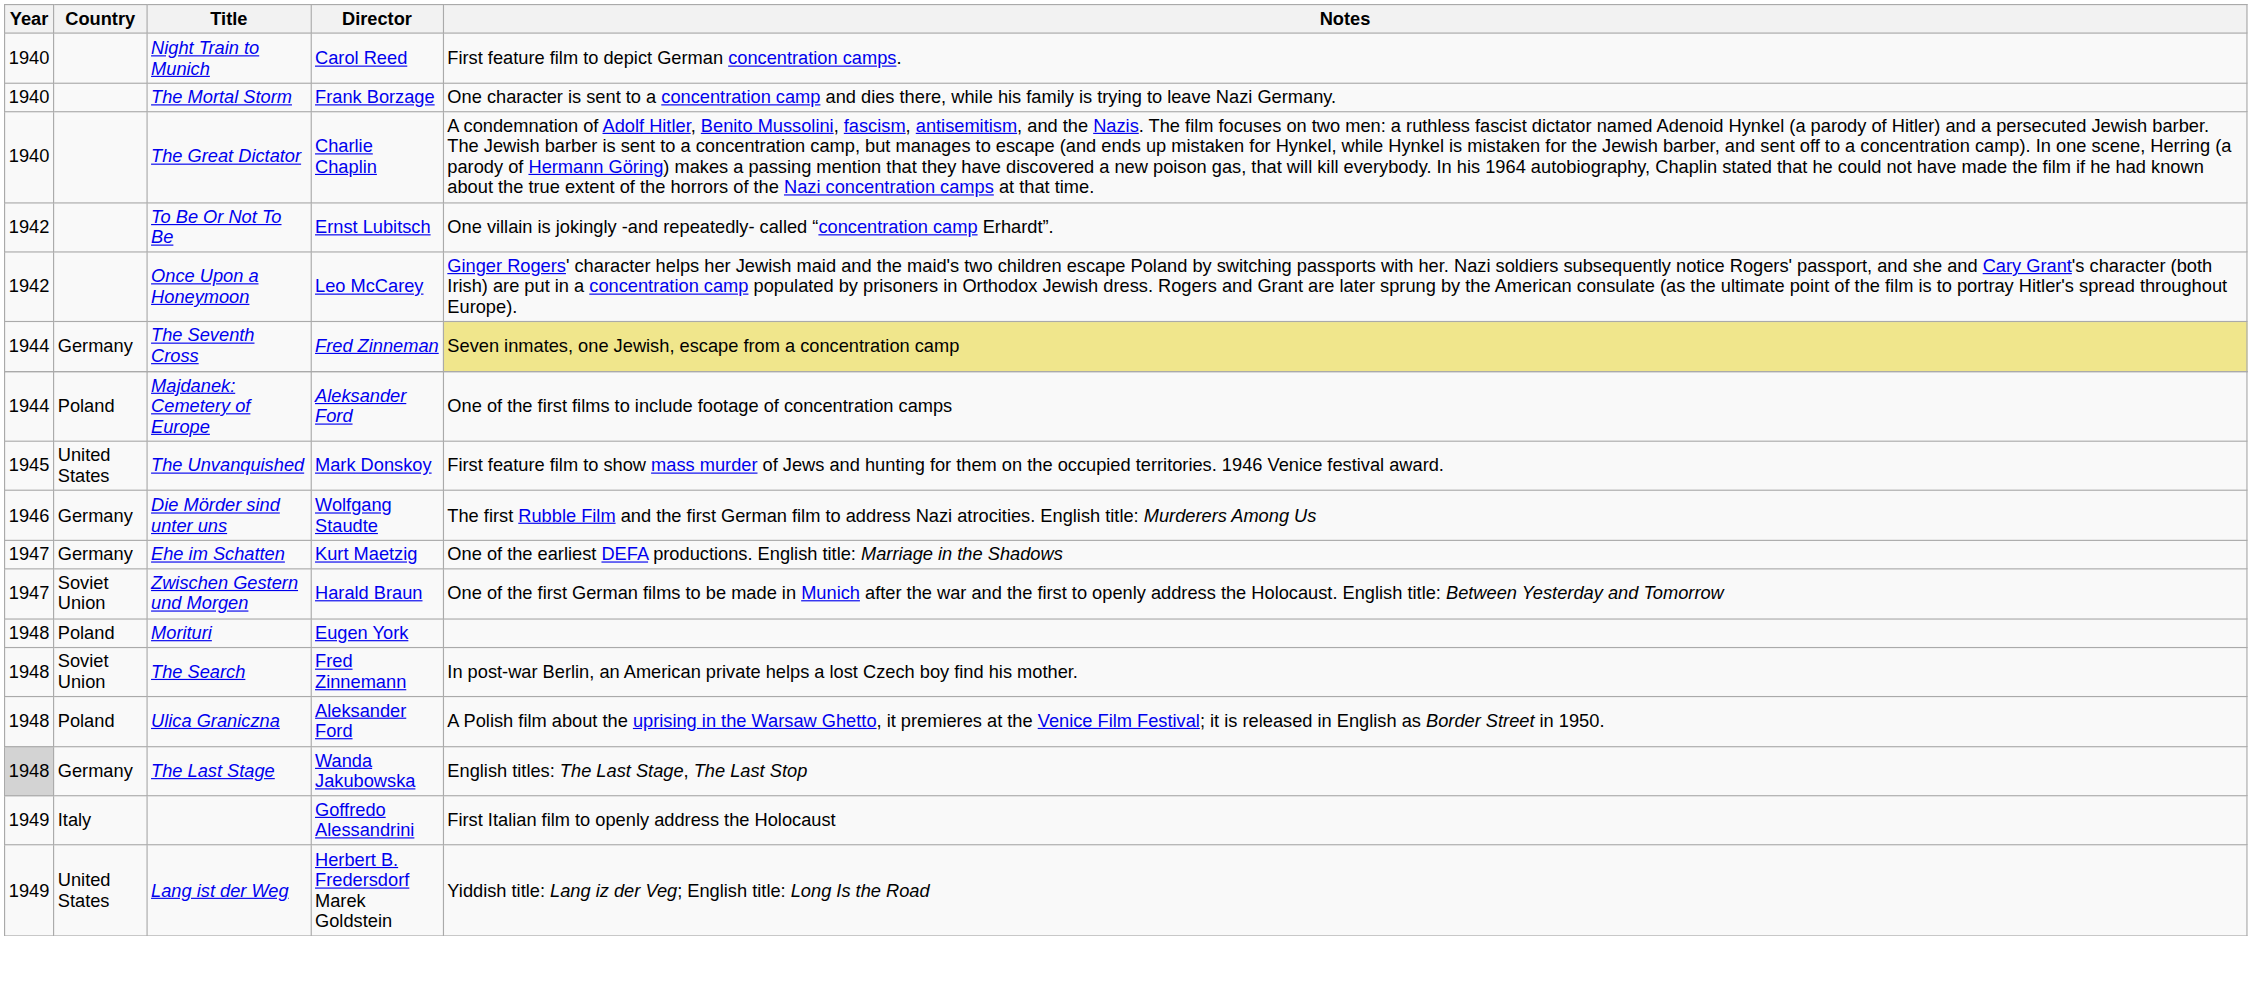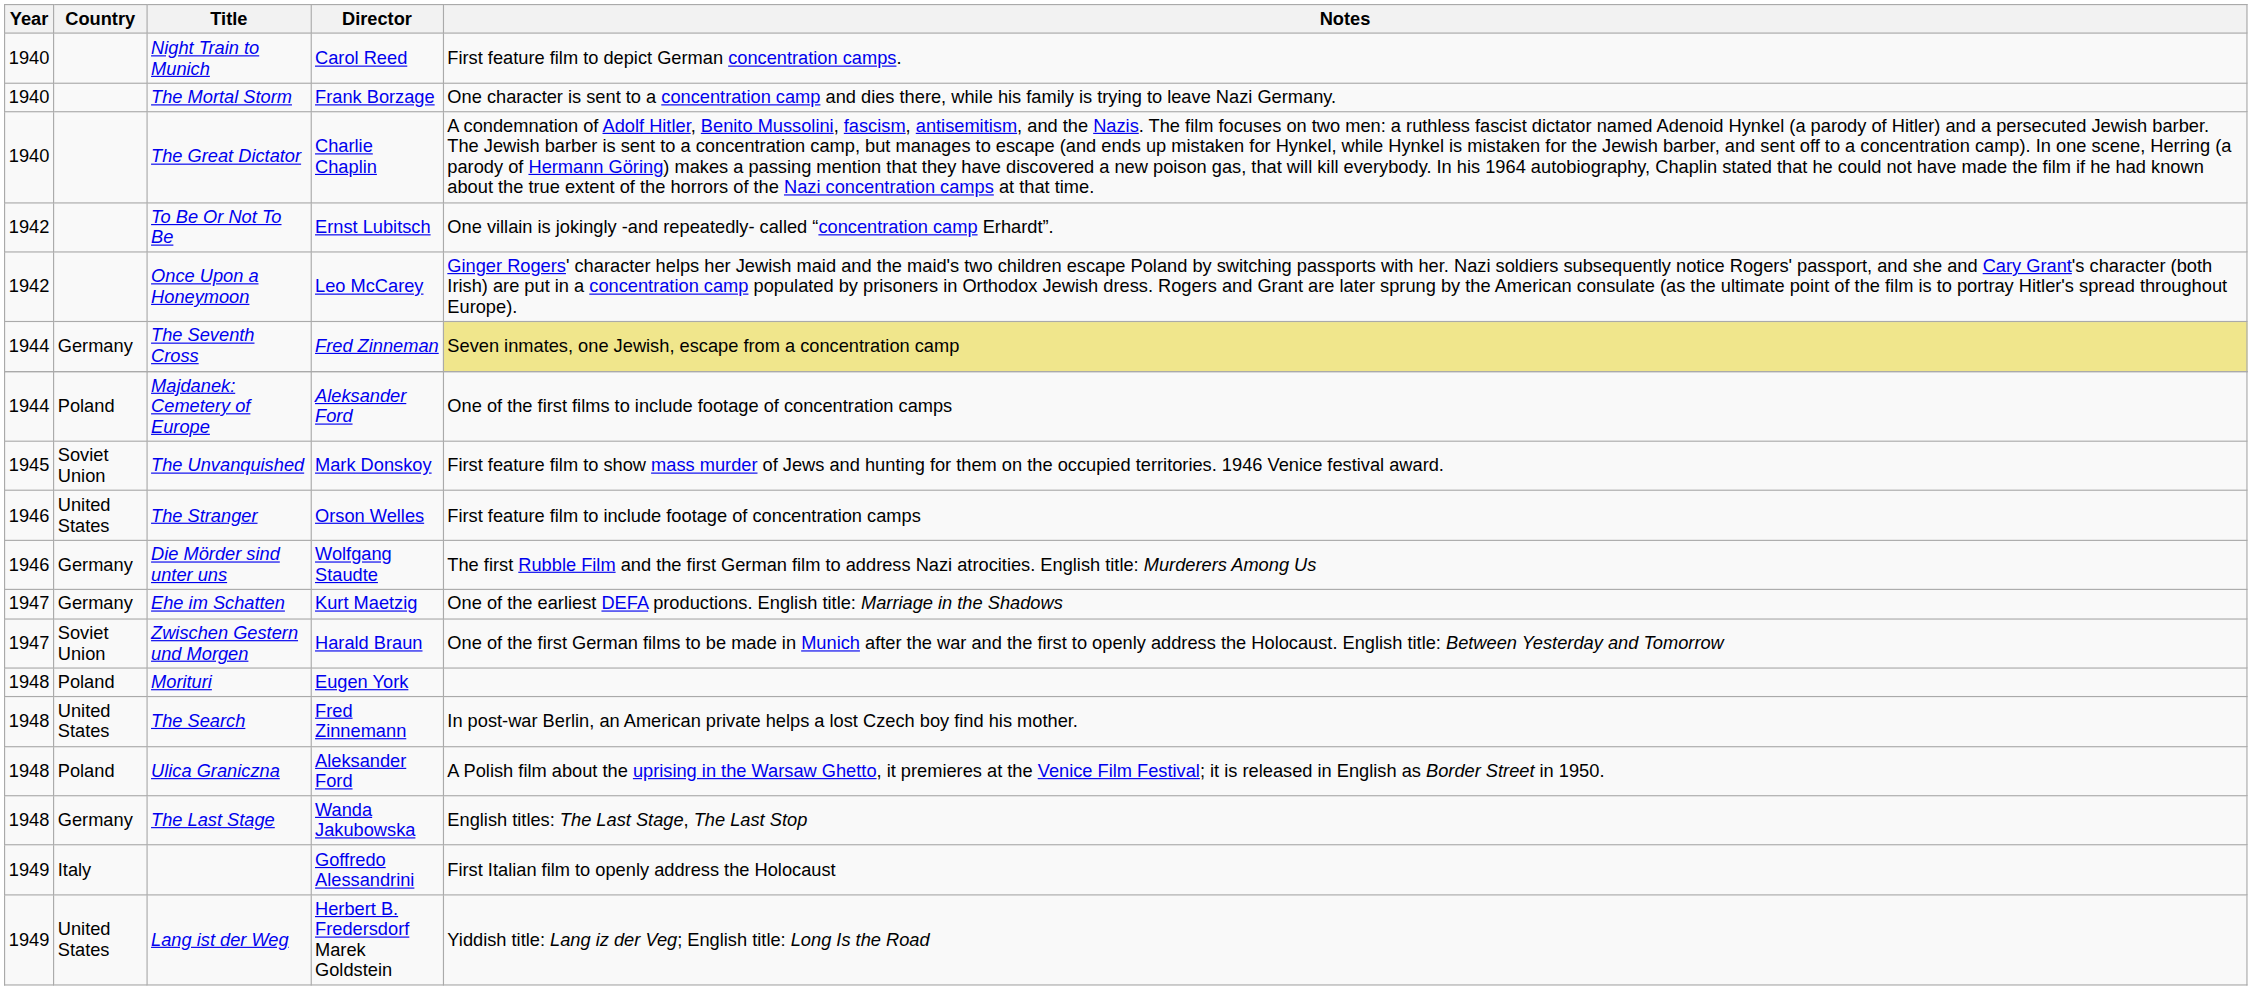(84, 465) United States -> (83, 465) Soviet Union
+ row: (204, 515)
(83, 672) Soviet Union -> (84, 721) United States
(29, 770) lightgrey background -> (29, 820) no background
